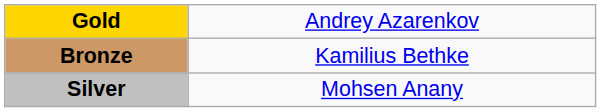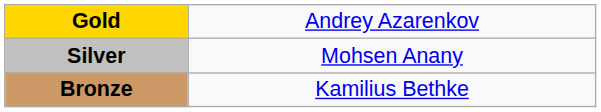rows swapped: (96, 89) <-> (96, 55)
